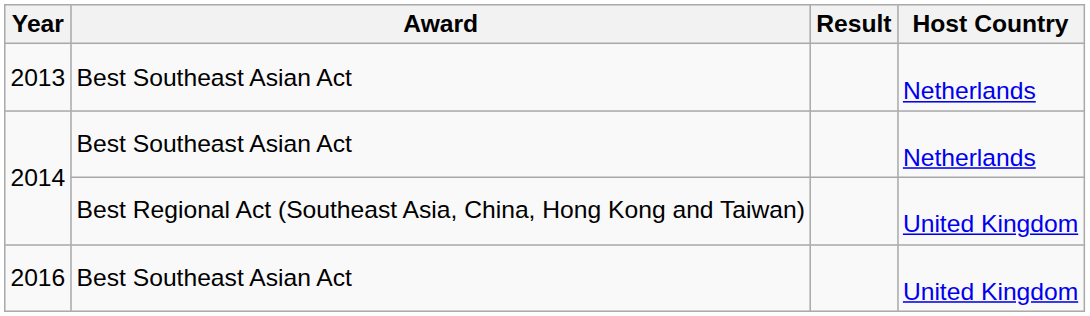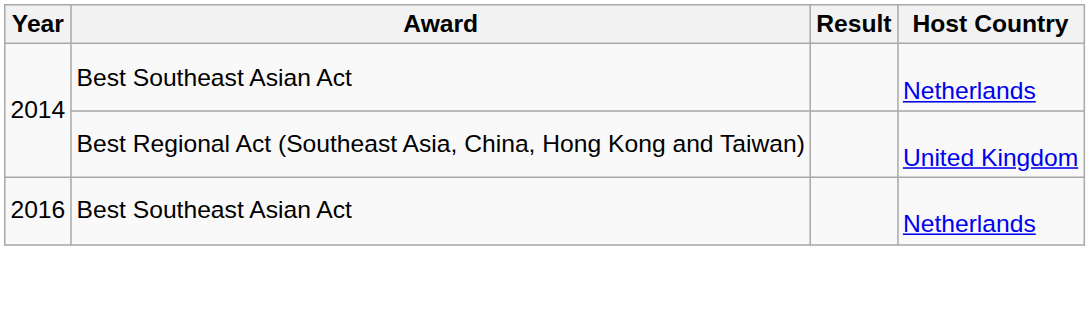- row: (38, 76)
(991, 291) United Kingdom -> (969, 224) Netherlands
